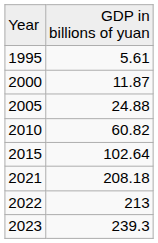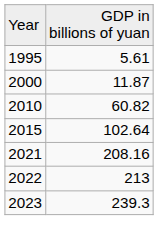- row: (25, 106)
(126, 178) 208.18 -> (126, 154) 208.16
